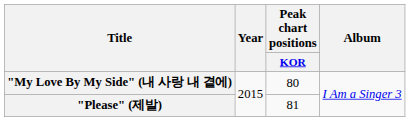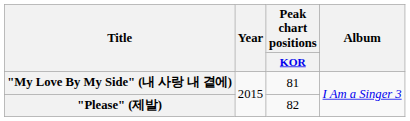(293, 82) 80 -> (293, 82) 81
(293, 105) 81 -> (293, 105) 82
